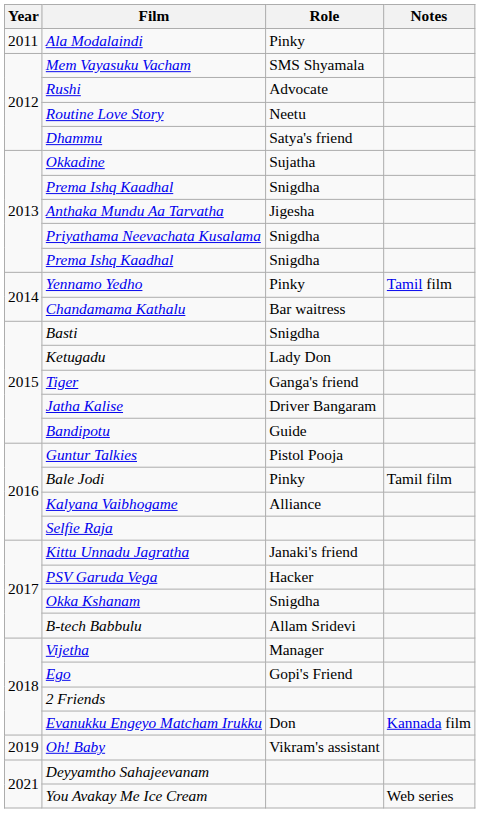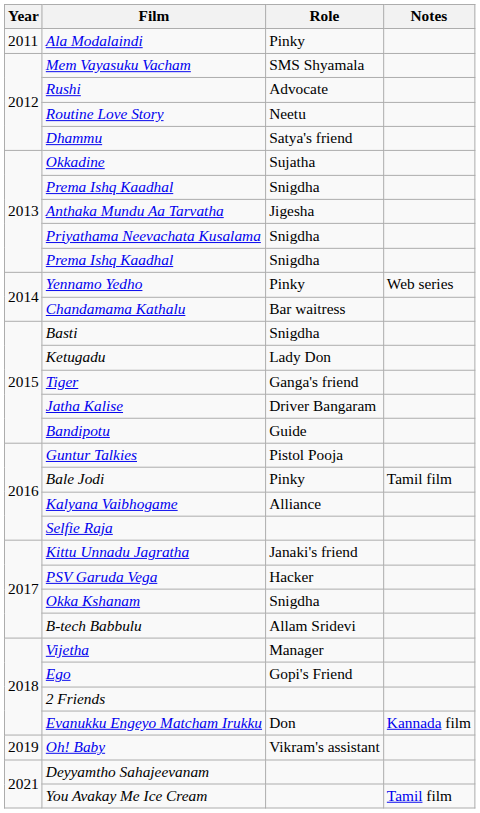(419, 284) Tamil film -> (420, 284) Web series
(420, 796) Web series -> (419, 796) Tamil film
